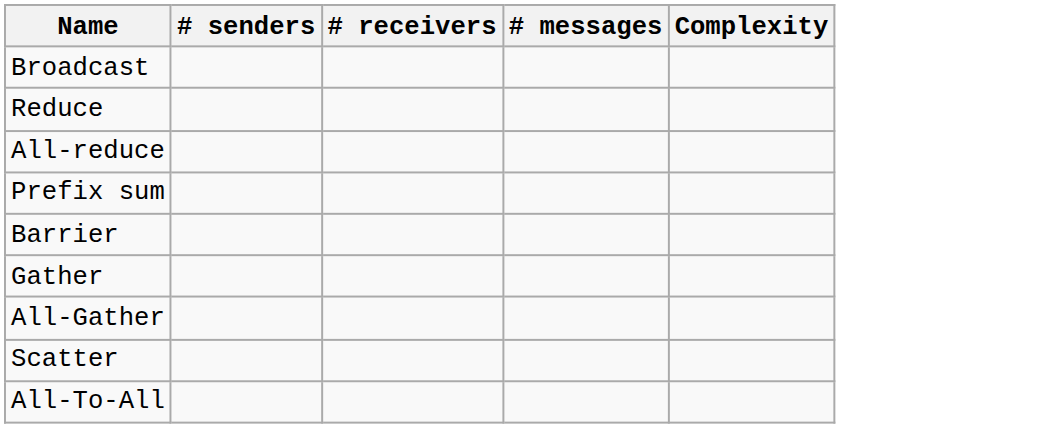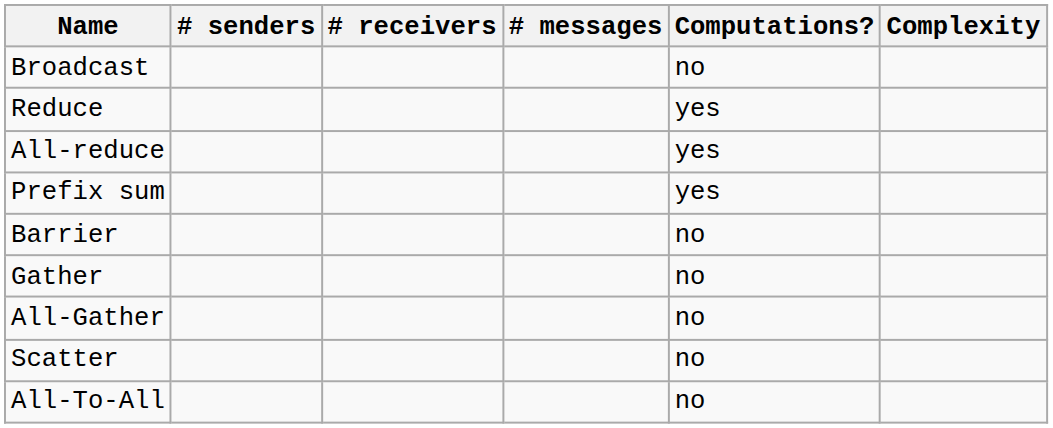+ column: (775, 26)
